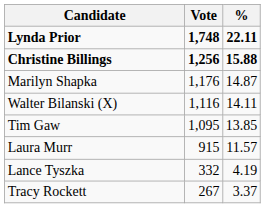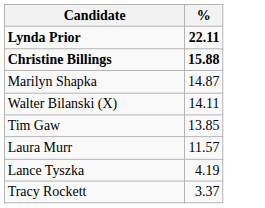- column: (204, 15)
